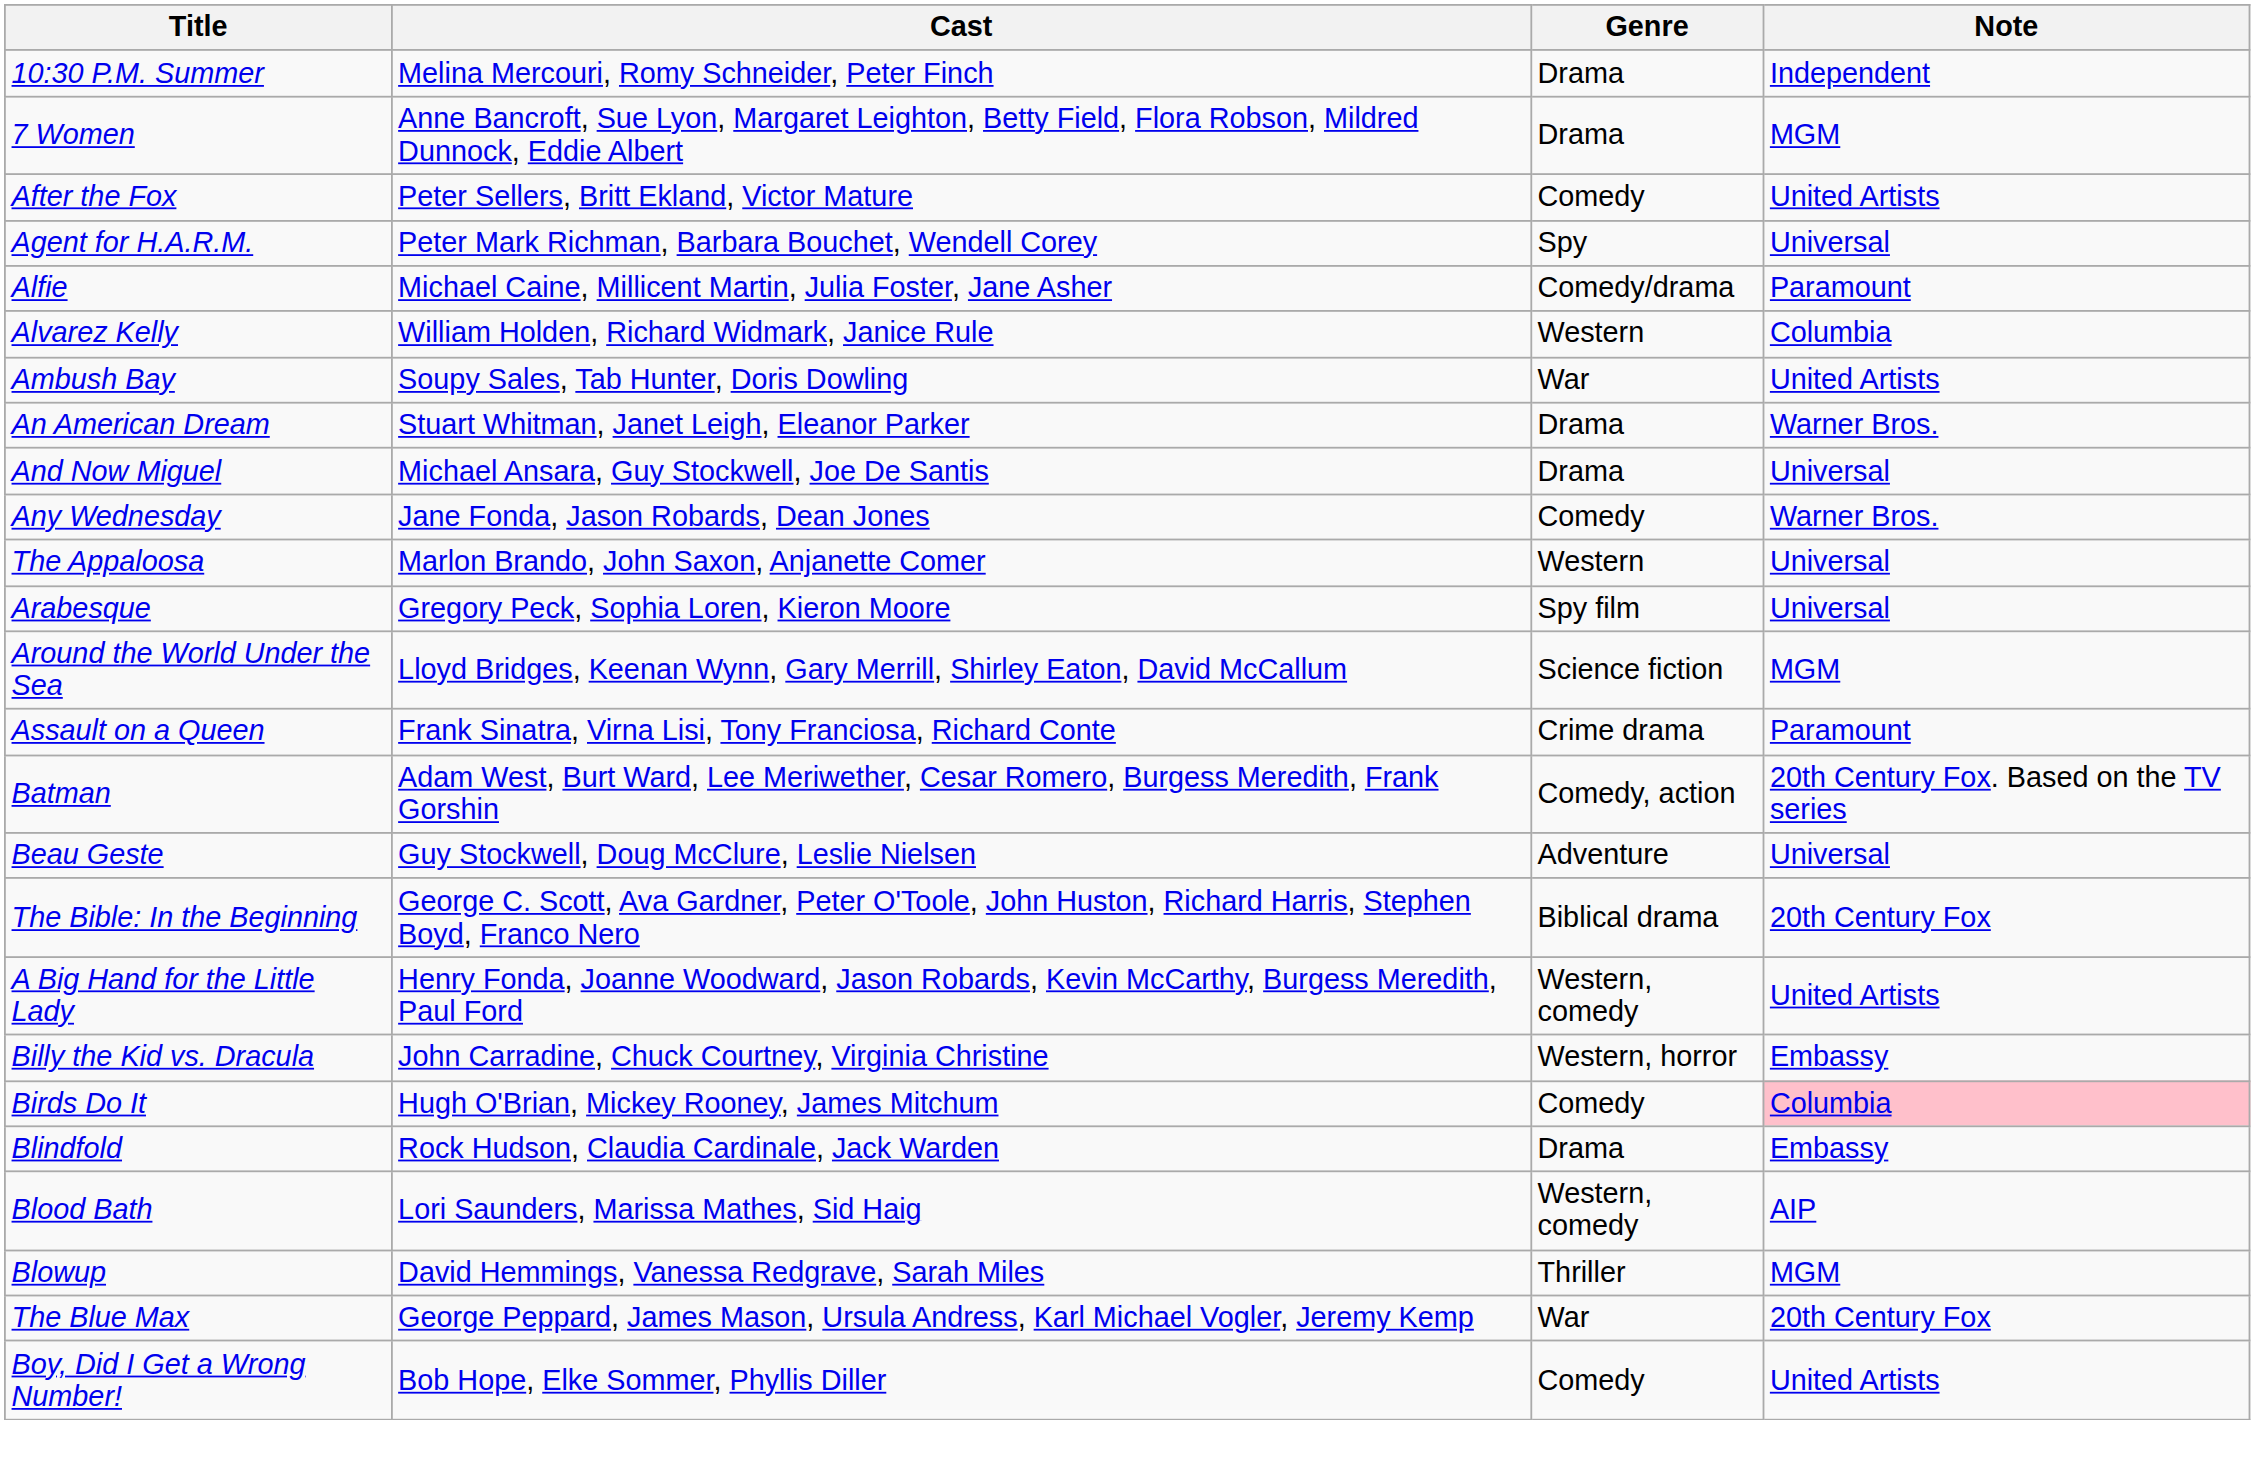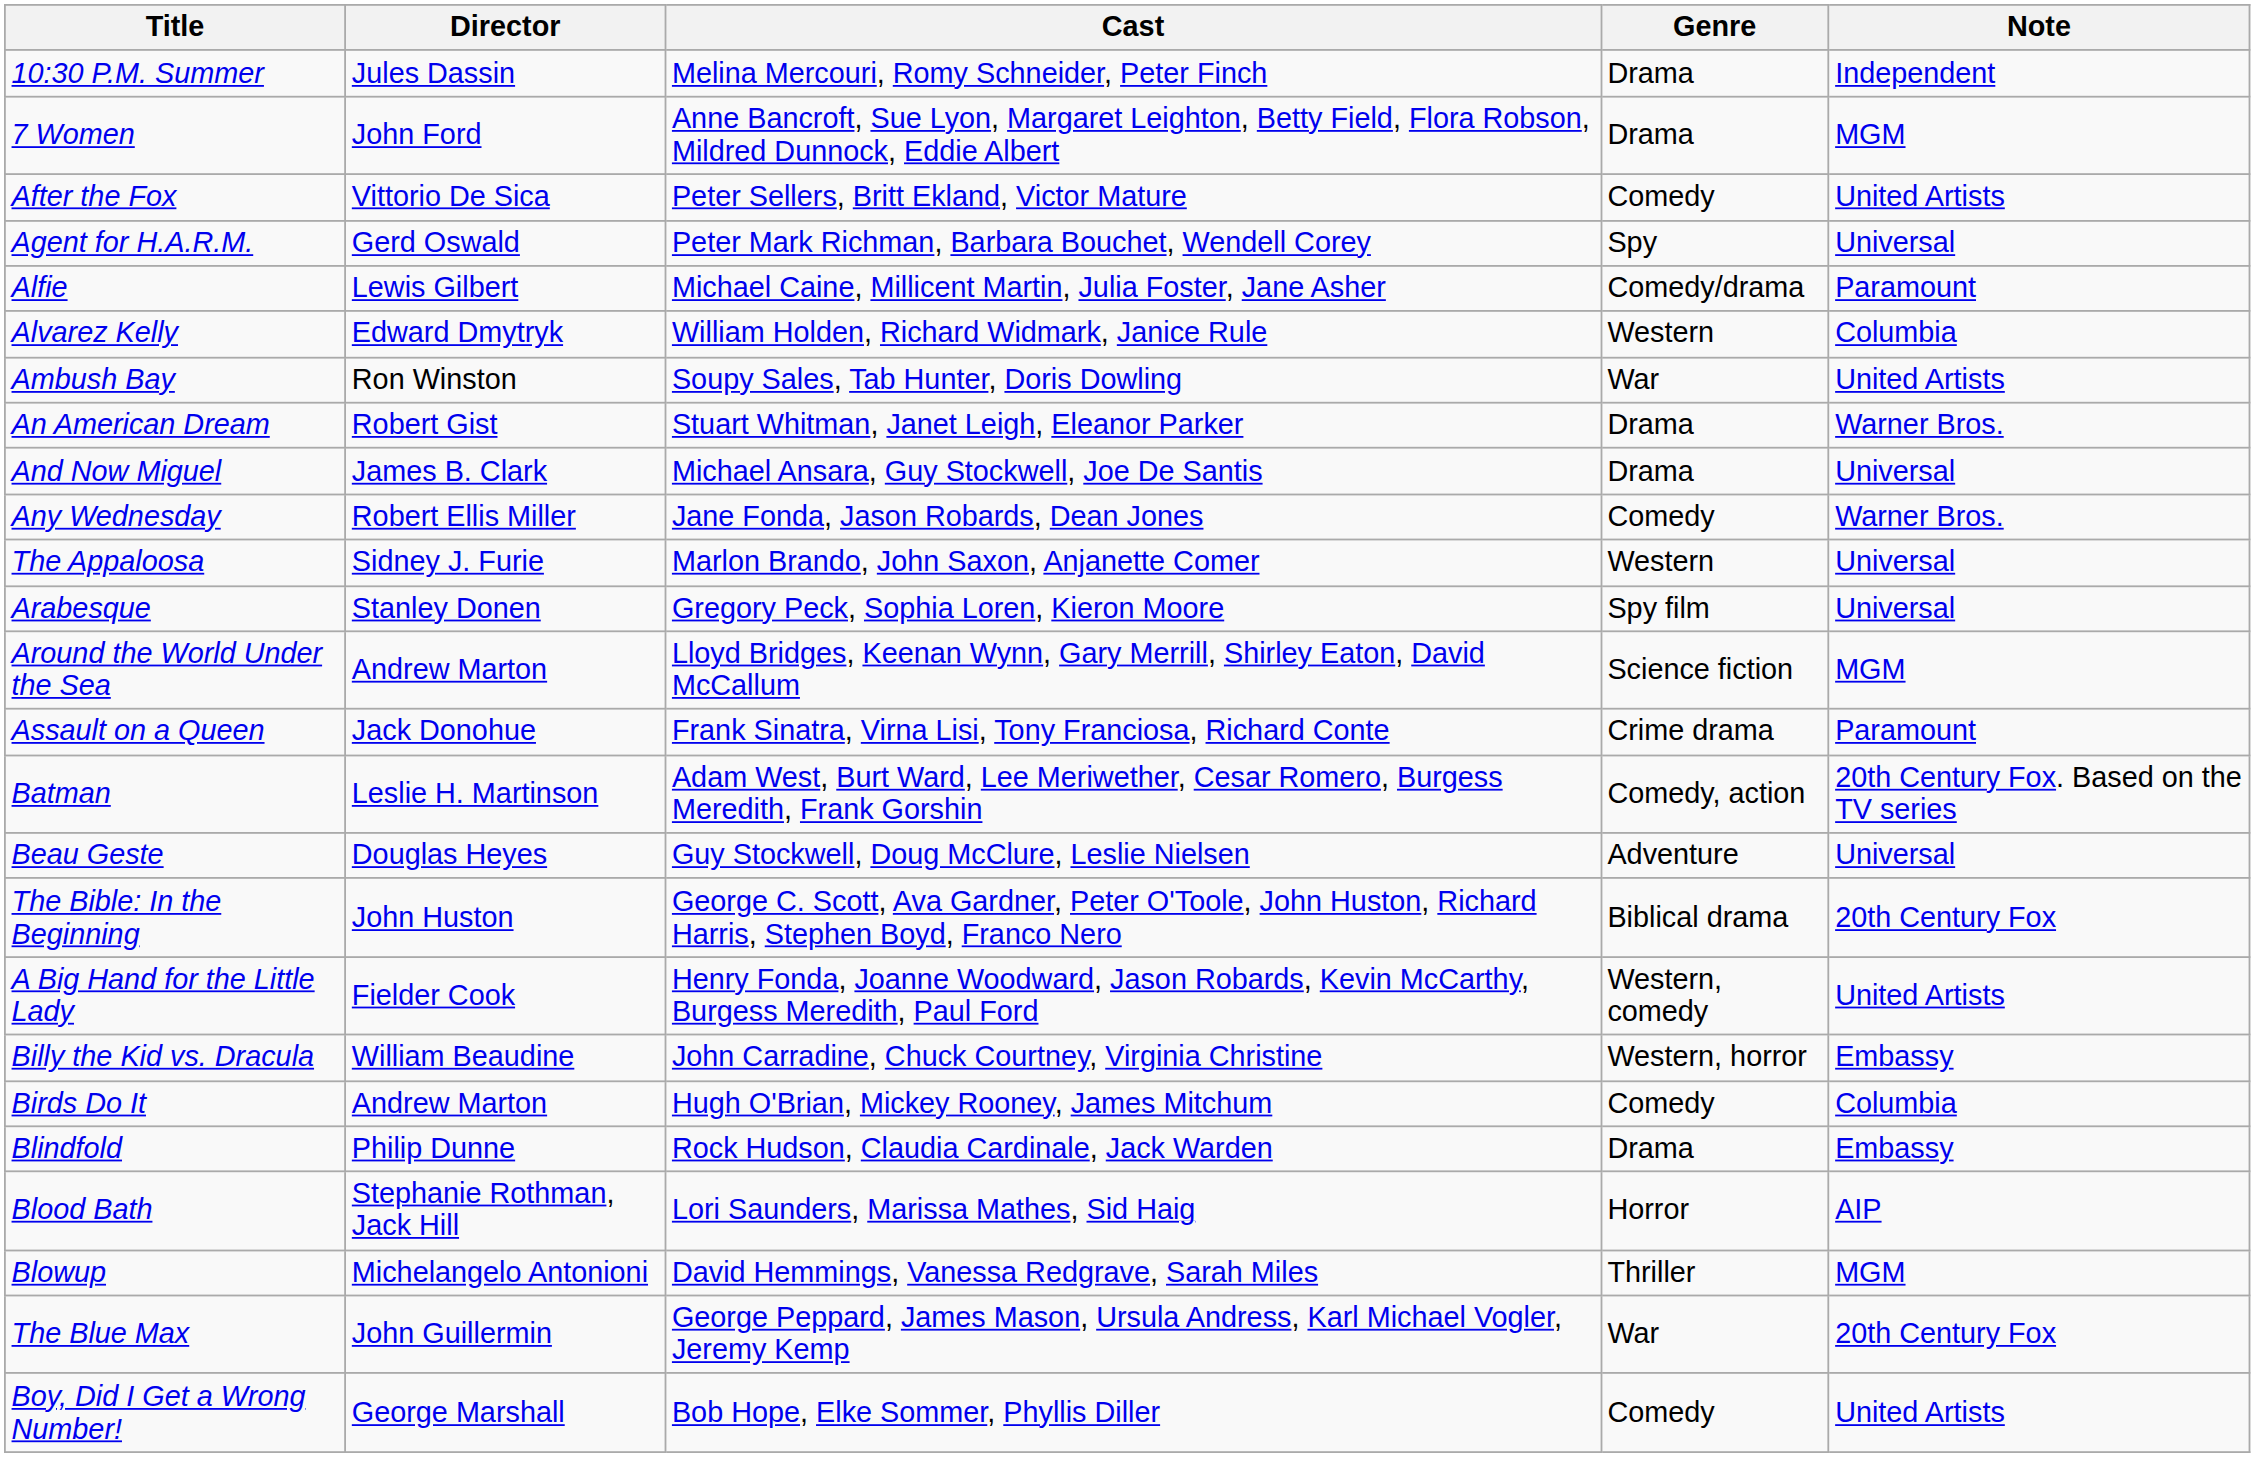+ column: (505, 27)
(1831, 1102) pink background -> (1896, 1102) no background
(1595, 1210) Western, comedy -> (1648, 1210) Horror
